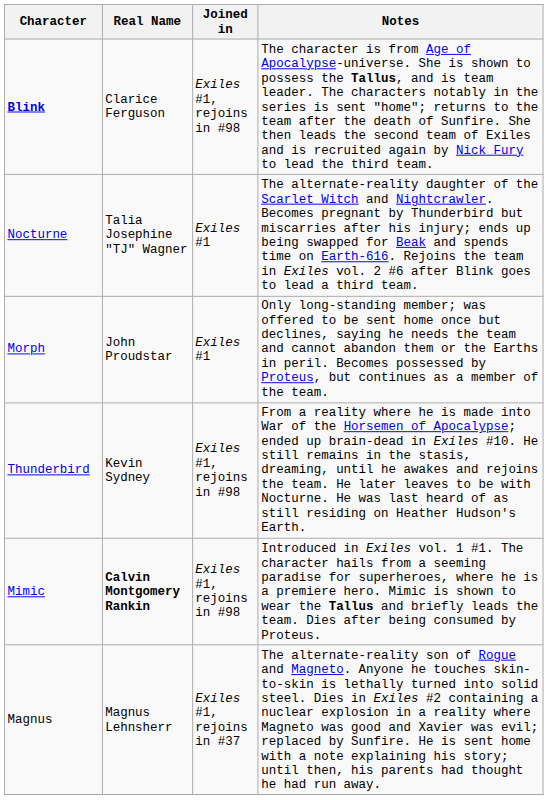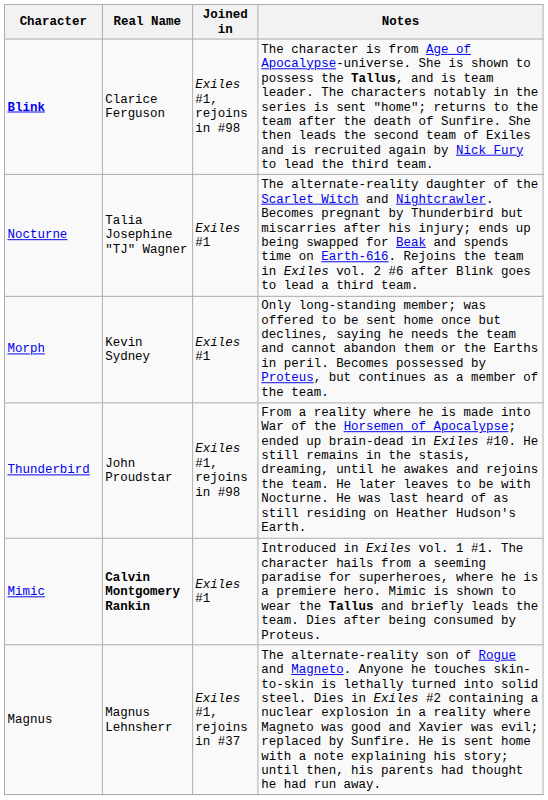(139, 349) John Proudstar -> (128, 349) Kevin Sydney
(128, 470) Kevin Sydney -> (139, 470) John Proudstar
(222, 592) Exiles #1, rejoins in #98 -> (218, 592) Exiles #1
